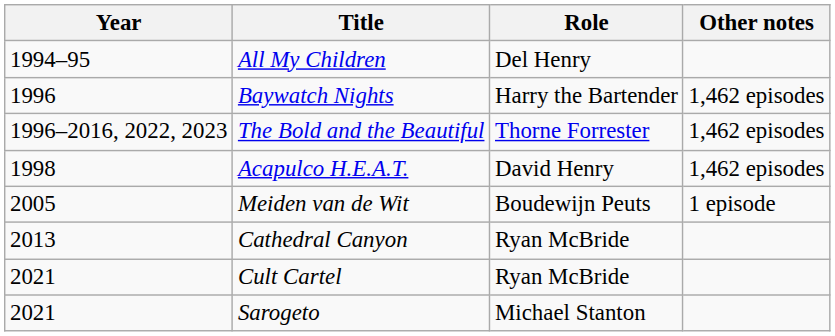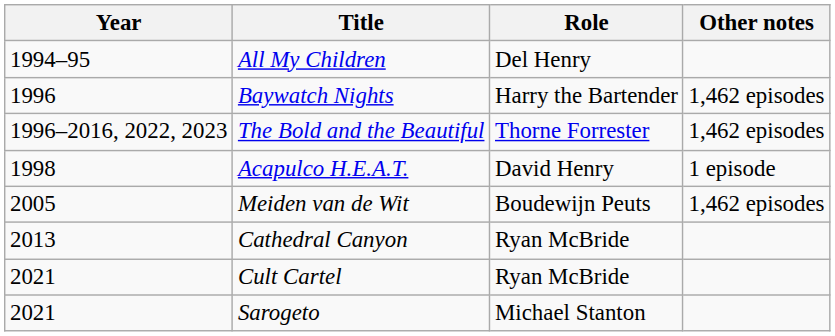(757, 167) 1,462 episodes -> (732, 167) 1 episode
(732, 204) 1 episode -> (757, 204) 1,462 episodes
